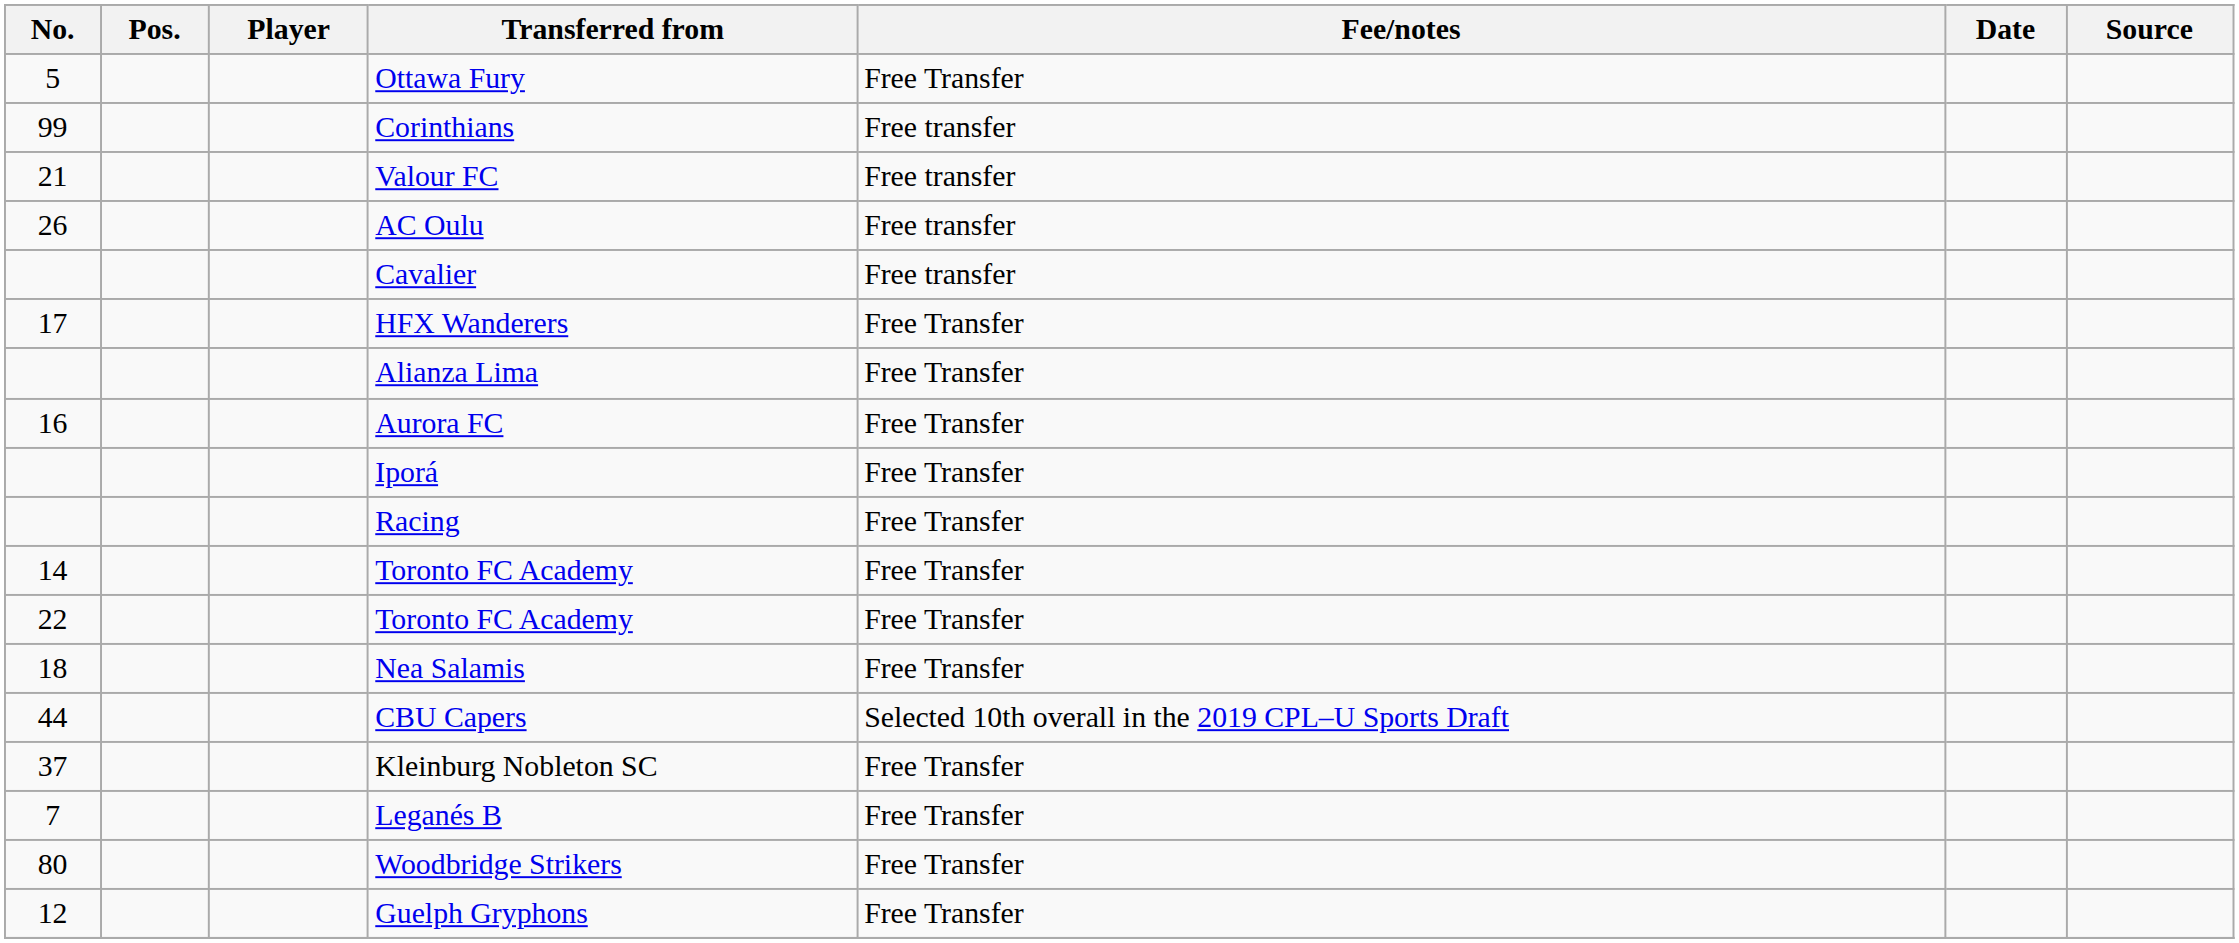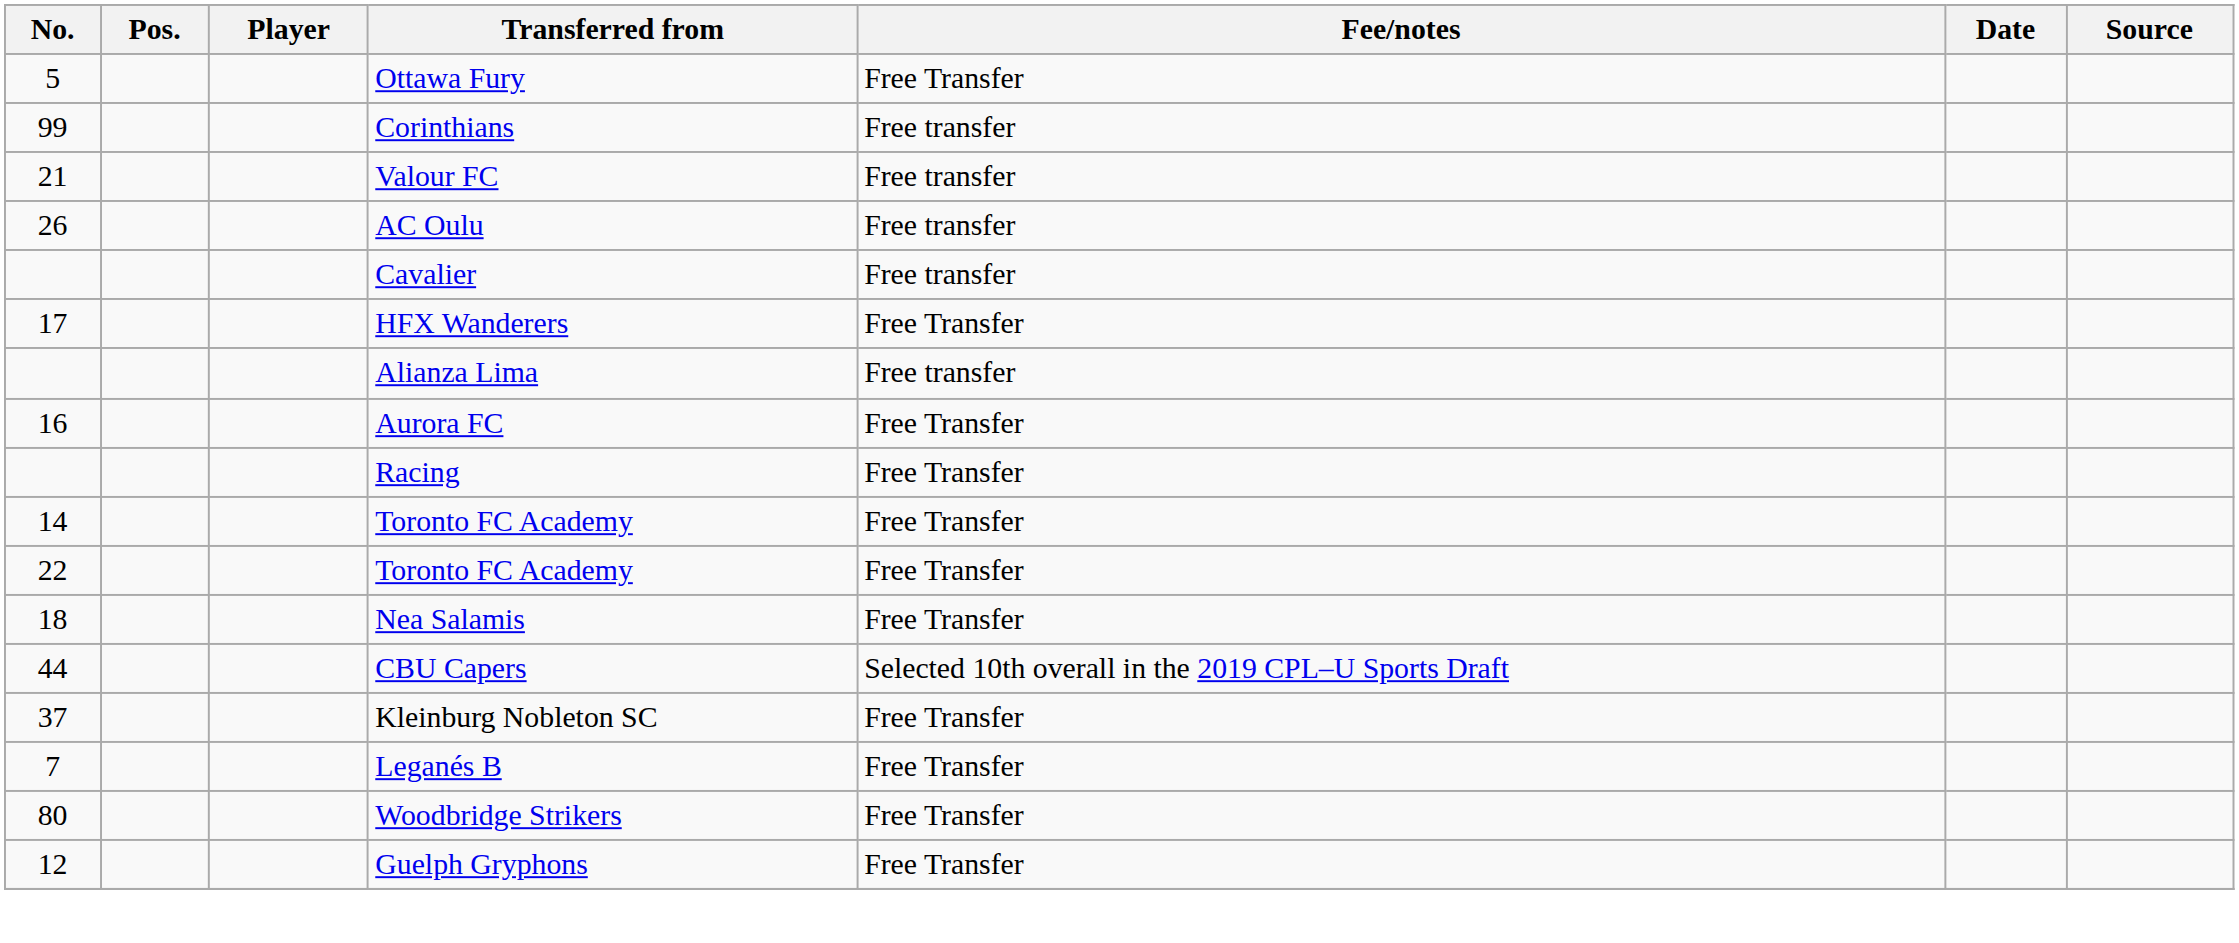(944, 373) Free Transfer -> (940, 373) Free transfer
- row: (53, 472)
